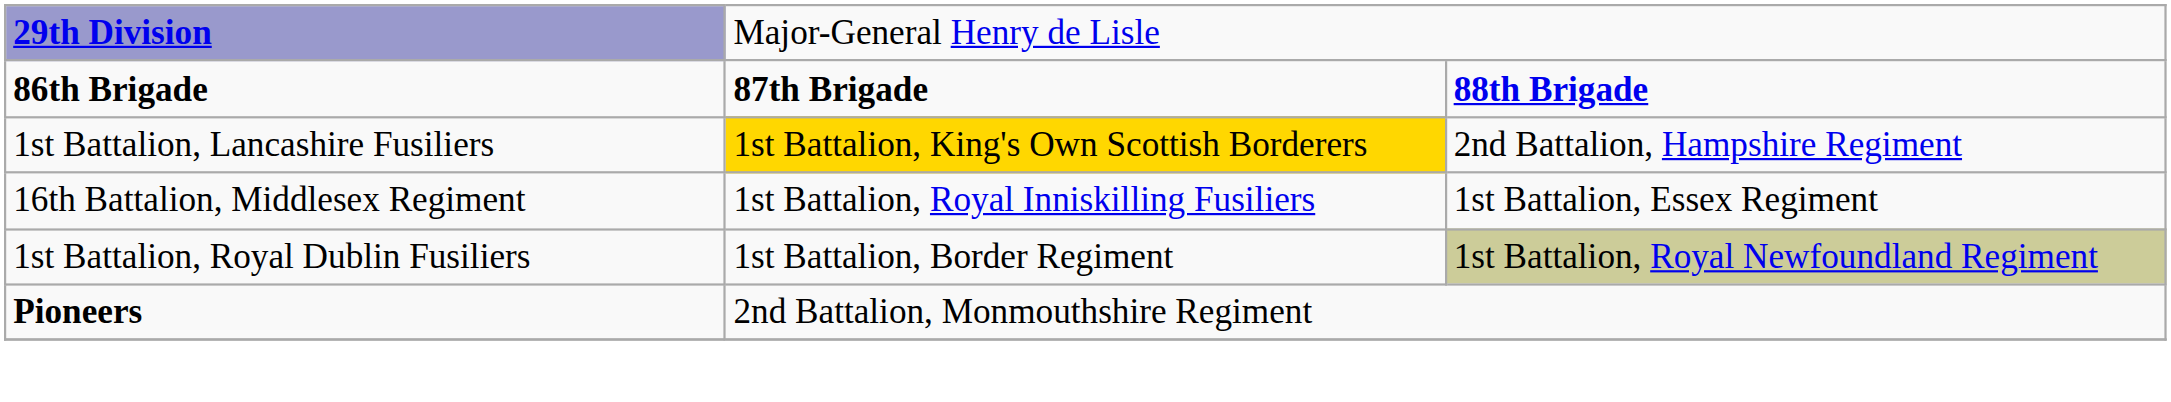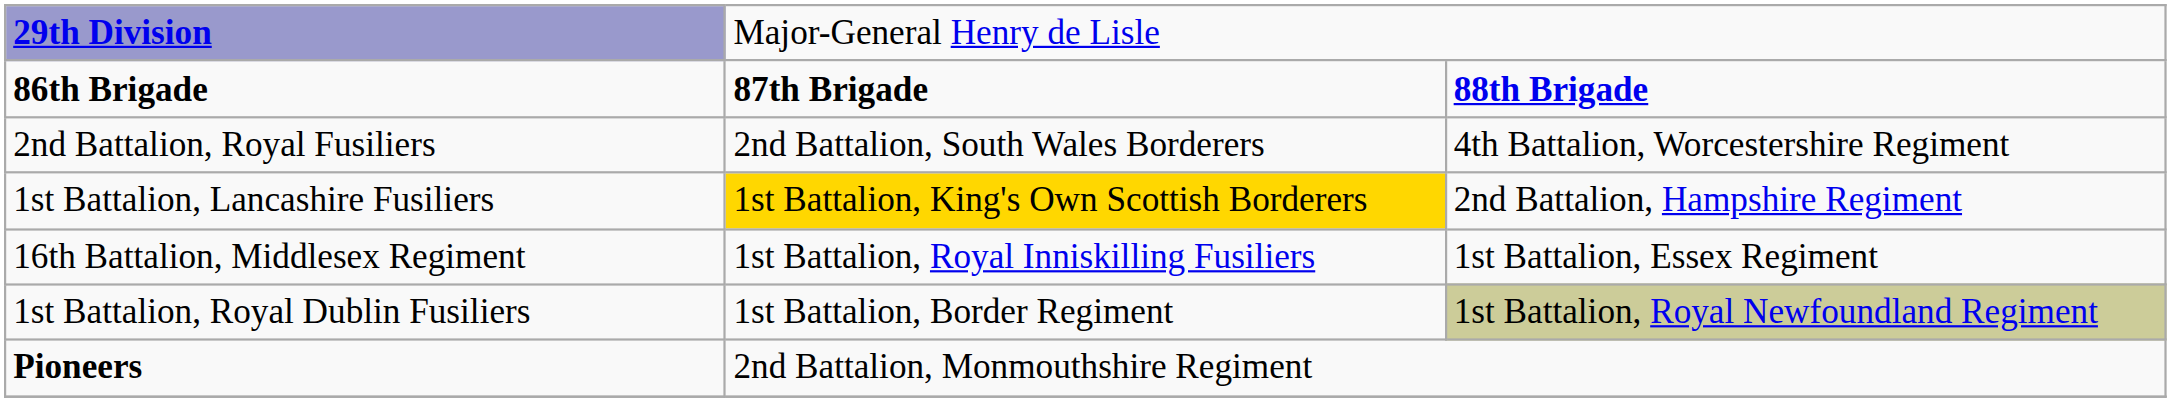+ row: (224, 144)
